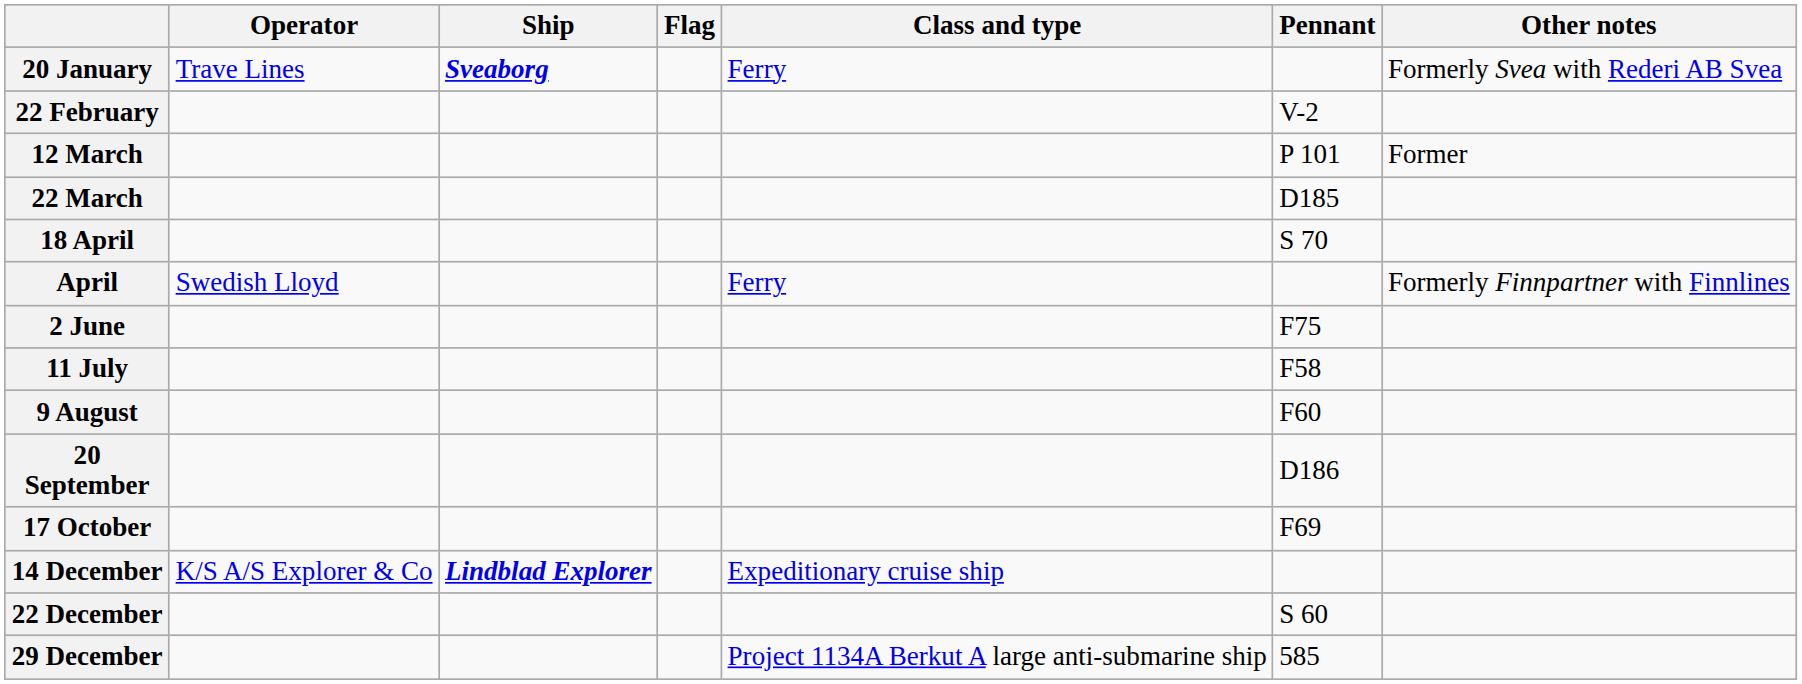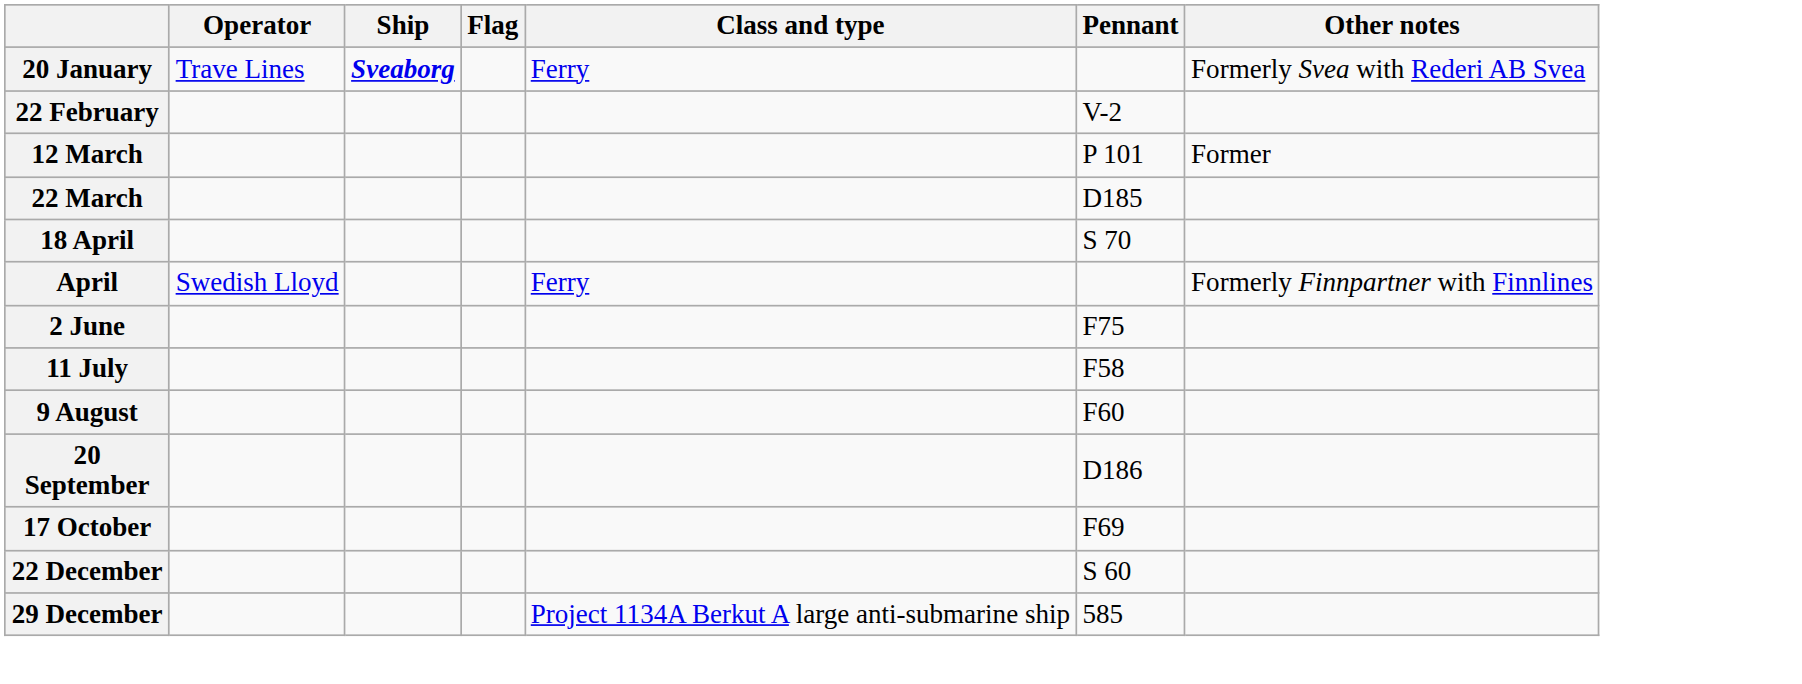- row: (87, 570)
